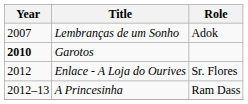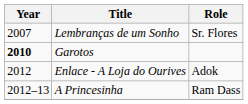(205, 33) Adok -> (214, 33) Sr. Flores
(214, 71) Sr. Flores -> (205, 71) Adok
